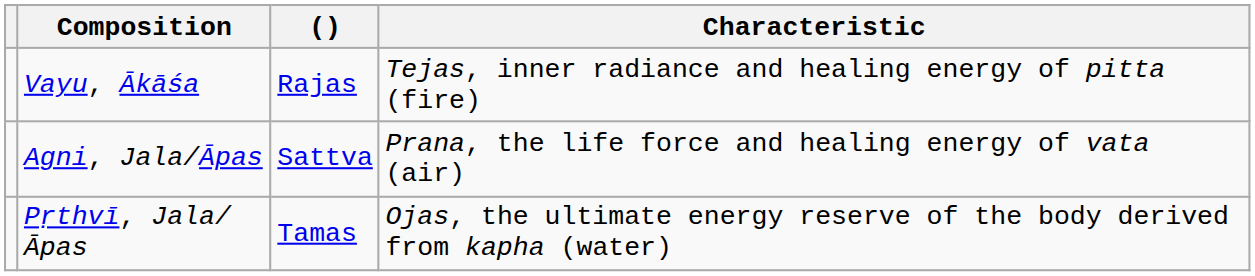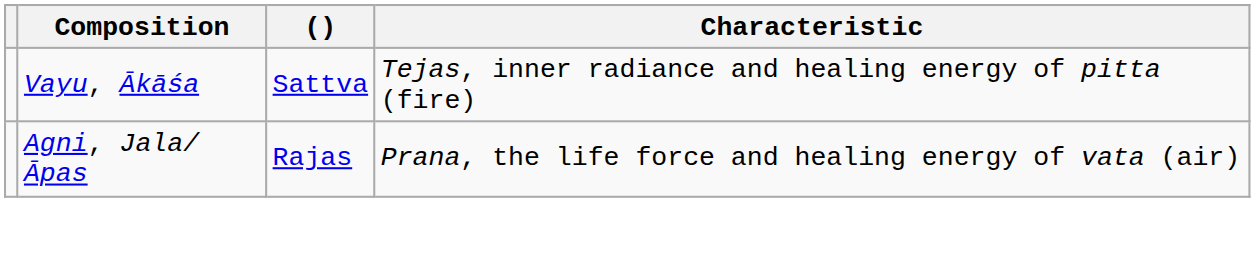(317, 85) Rajas -> (320, 85) Sattva
(325, 159) Sattva -> (312, 159) Rajas
- row: (127, 233)
